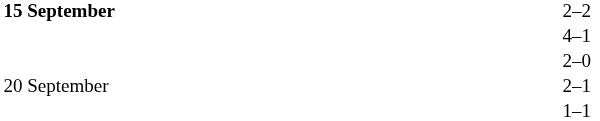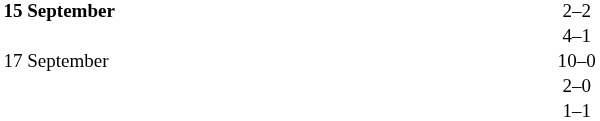+ row: (577, 60)
- row: (577, 85)
